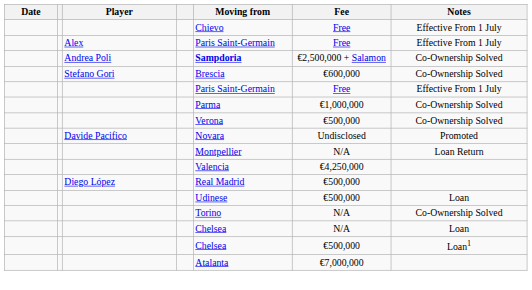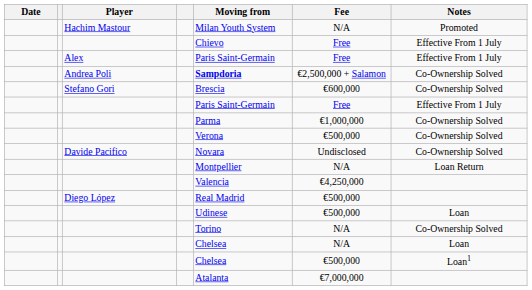+ row: (31, 28)
(459, 136) Promoted -> (459, 151) Co-Ownership Solved
